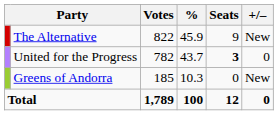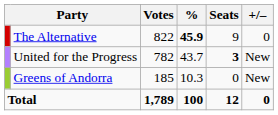(192, 36) normal -> (192, 36) bold
(257, 36) New -> (267, 36) 0
(267, 57) 0 -> (257, 57) New
